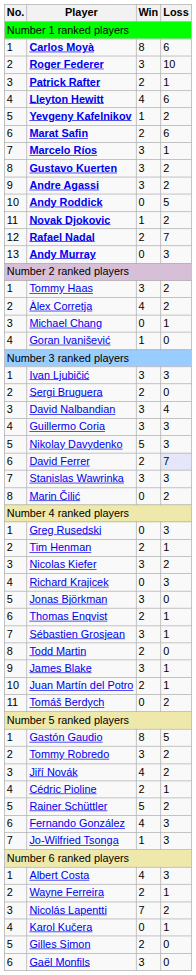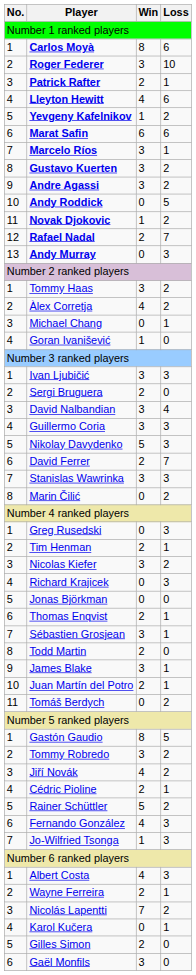(141, 133) 2 -> (141, 133) 6
(166, 461) lavender background -> (166, 461) no background
(141, 599) 3 -> (141, 599) 0
